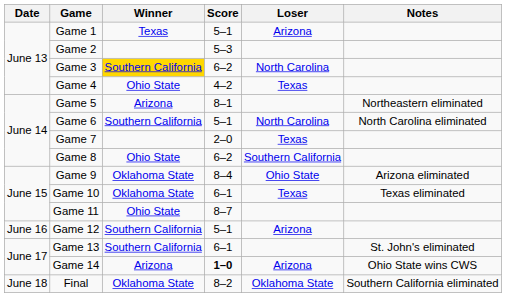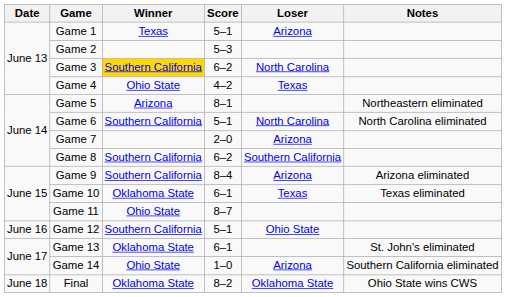(293, 139) Texas -> (293, 139) Arizona
(153, 157) Ohio State -> (153, 157) Southern California
(153, 175) Oklahoma State -> (153, 175) Southern California
(293, 175) Ohio State -> (293, 175) Arizona
(293, 229) Arizona -> (293, 229) Ohio State
(153, 247) Southern California -> (153, 247) Oklahoma State
(153, 265) Arizona -> (153, 265) Ohio State
(223, 265) bold -> (223, 265) normal
(422, 265) Ohio State wins CWS -> (422, 265) Southern California eliminated
(422, 283) Southern California eliminated -> (422, 283) Ohio State wins CWS
